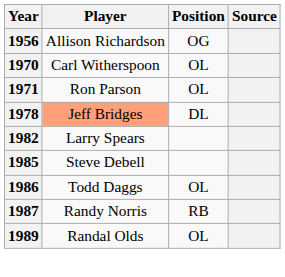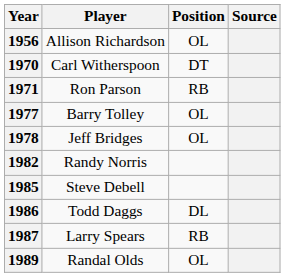(198, 41) OG -> (198, 41) OL
(198, 65) OL -> (198, 65) DT
(198, 89) OL -> (198, 89) RB
+ row: (23, 114)
(105, 114) lightsalmon background -> (105, 138) no background
(198, 114) DL -> (198, 138) OL
(105, 138) Larry Spears -> (105, 162) Randy Norris
(198, 187) OL -> (198, 211) DL
(105, 211) Randy Norris -> (105, 235) Larry Spears
